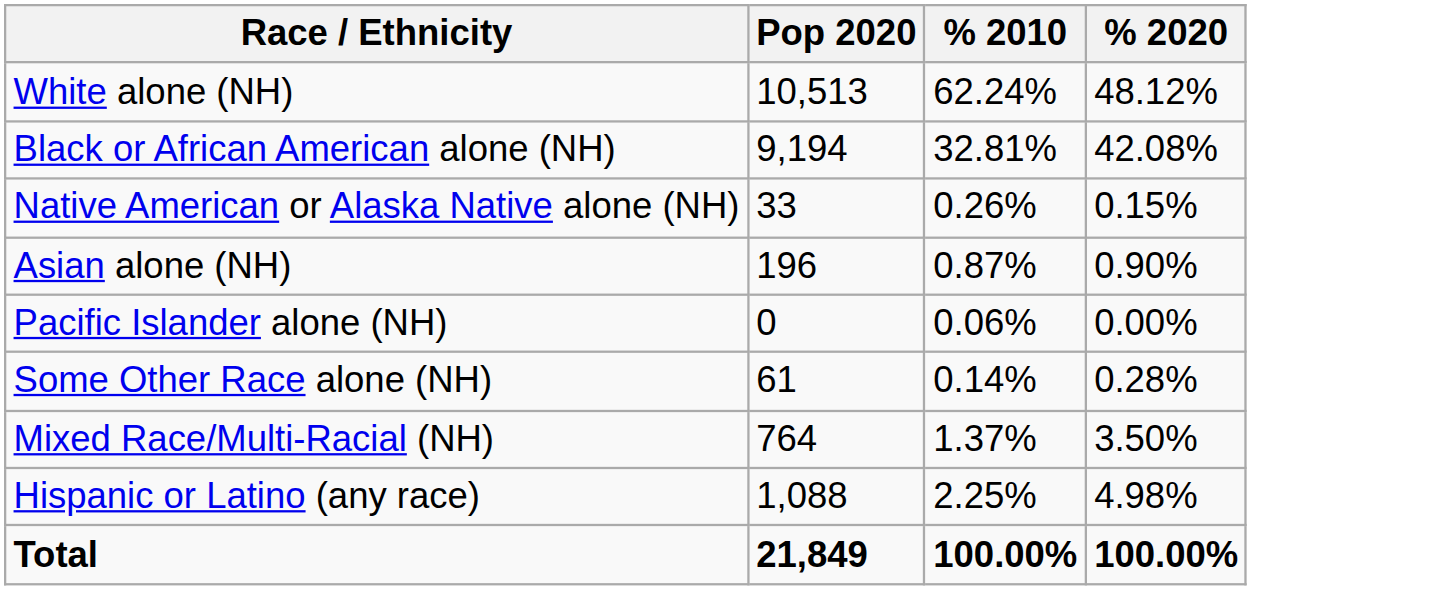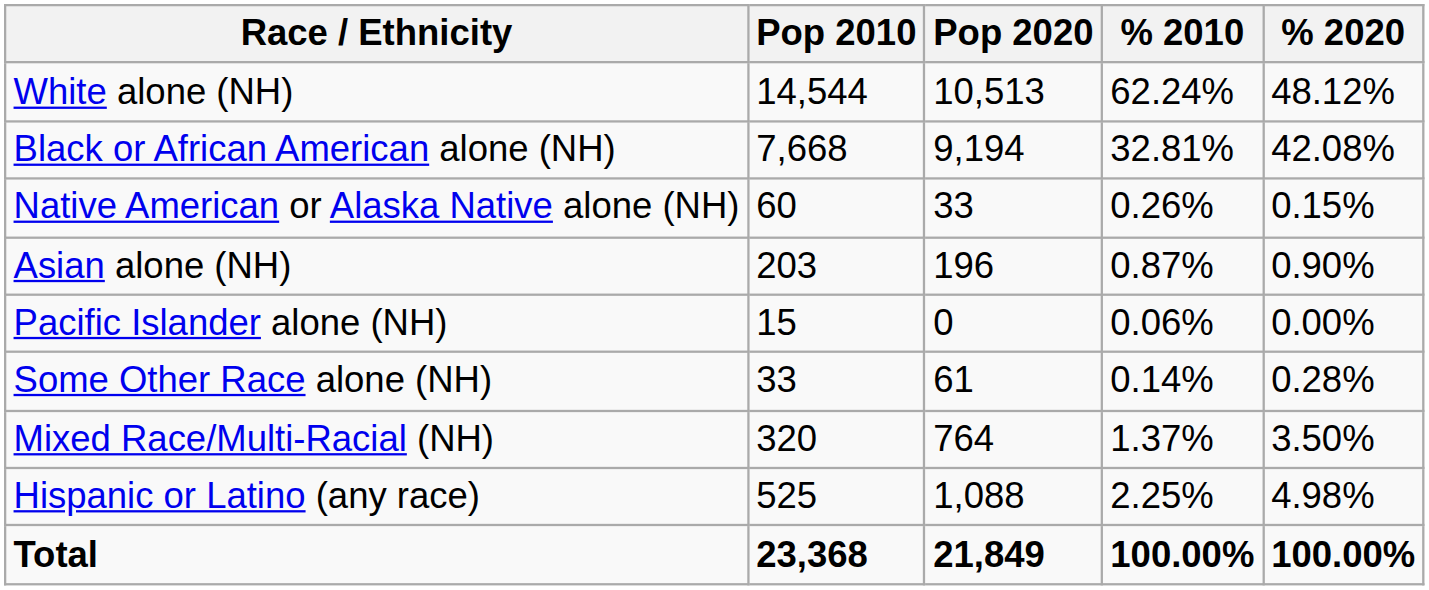+ column: (836, 33)
